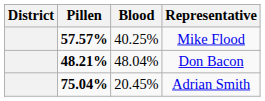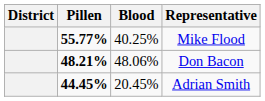(84, 38) 57.57% -> (84, 38) 55.77%
(136, 61) 48.04% -> (136, 61) 48.06%
(84, 84) 75.04% -> (84, 84) 44.45%
